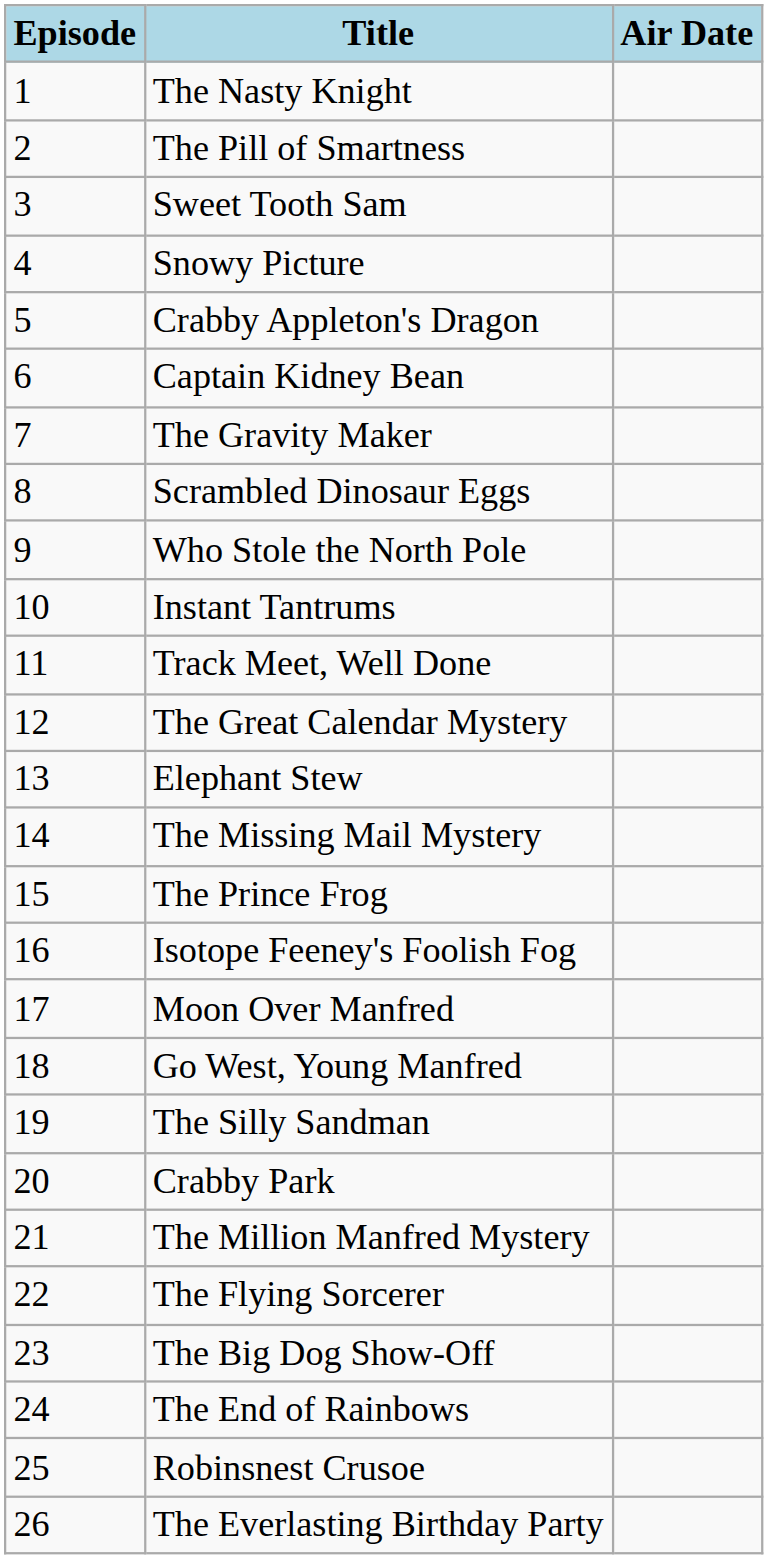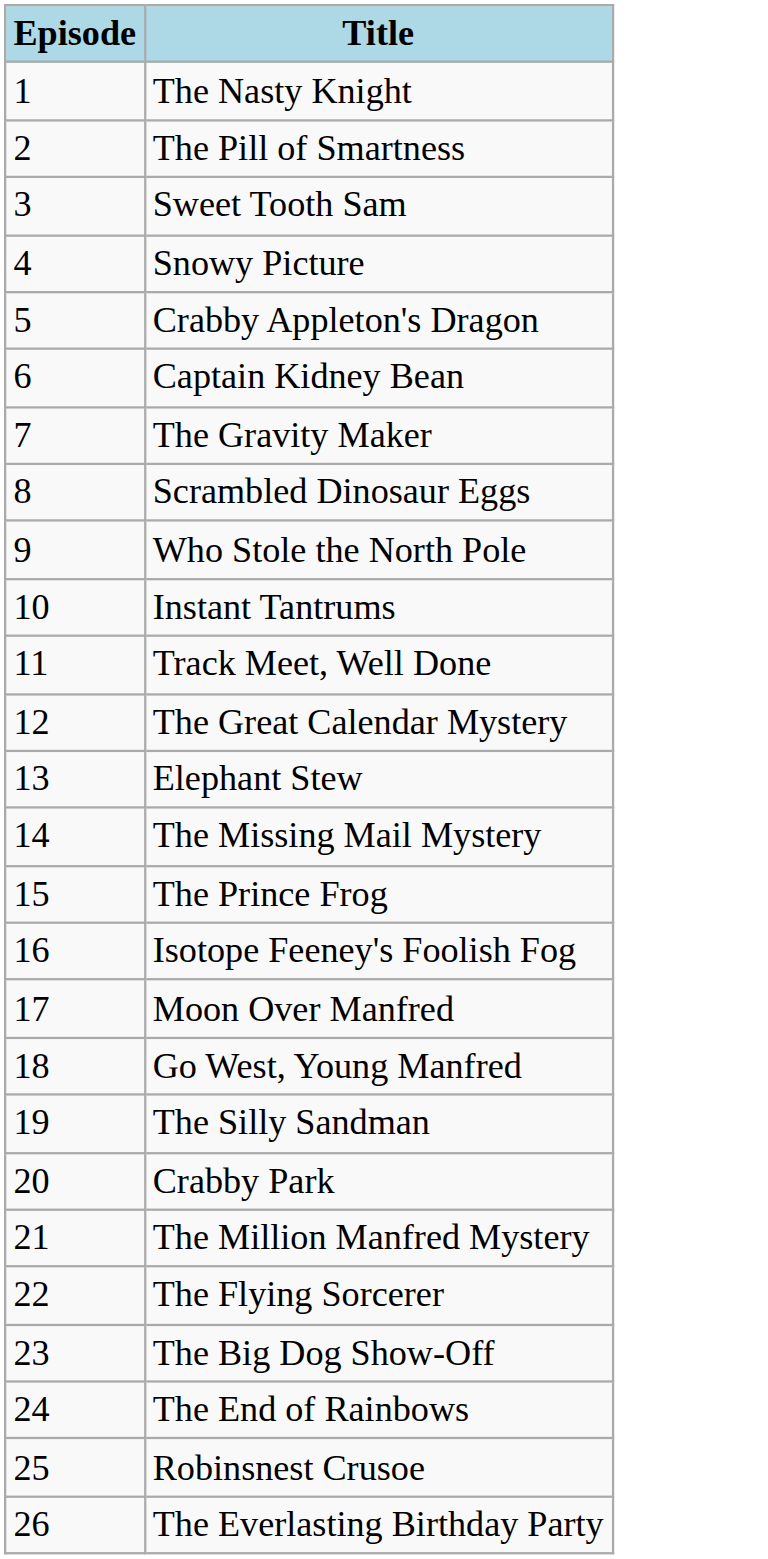- column: (687, 33)
